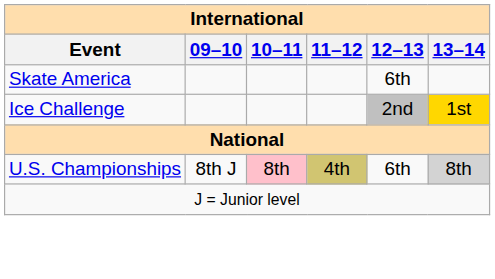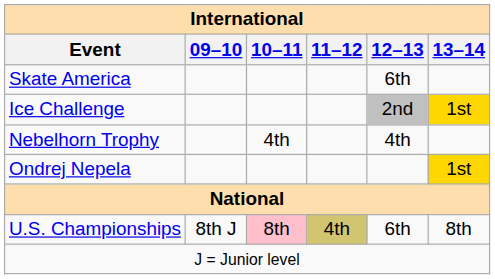+ row: (84, 139)
+ row: (70, 169)
(459, 169) lightgrey background -> (459, 229) no background
